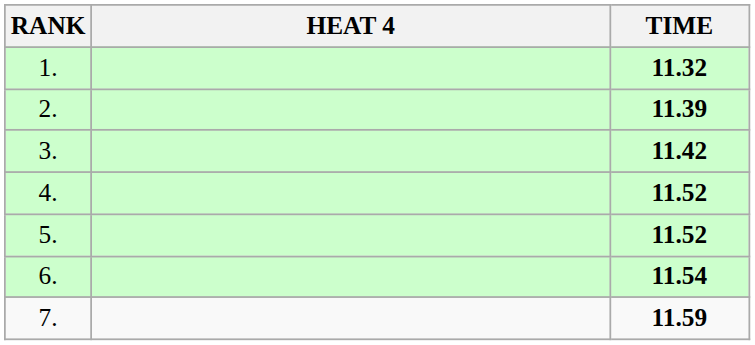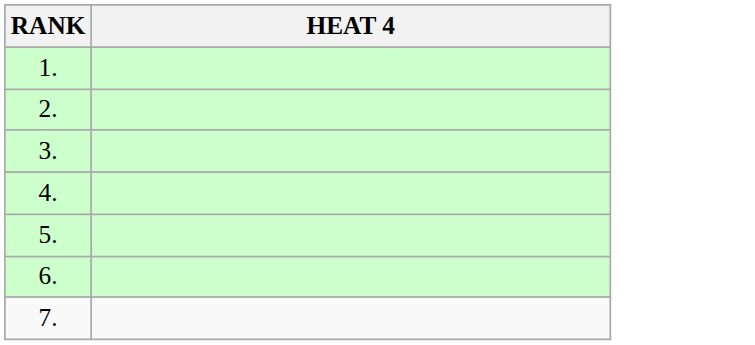- column: (679, 25)
